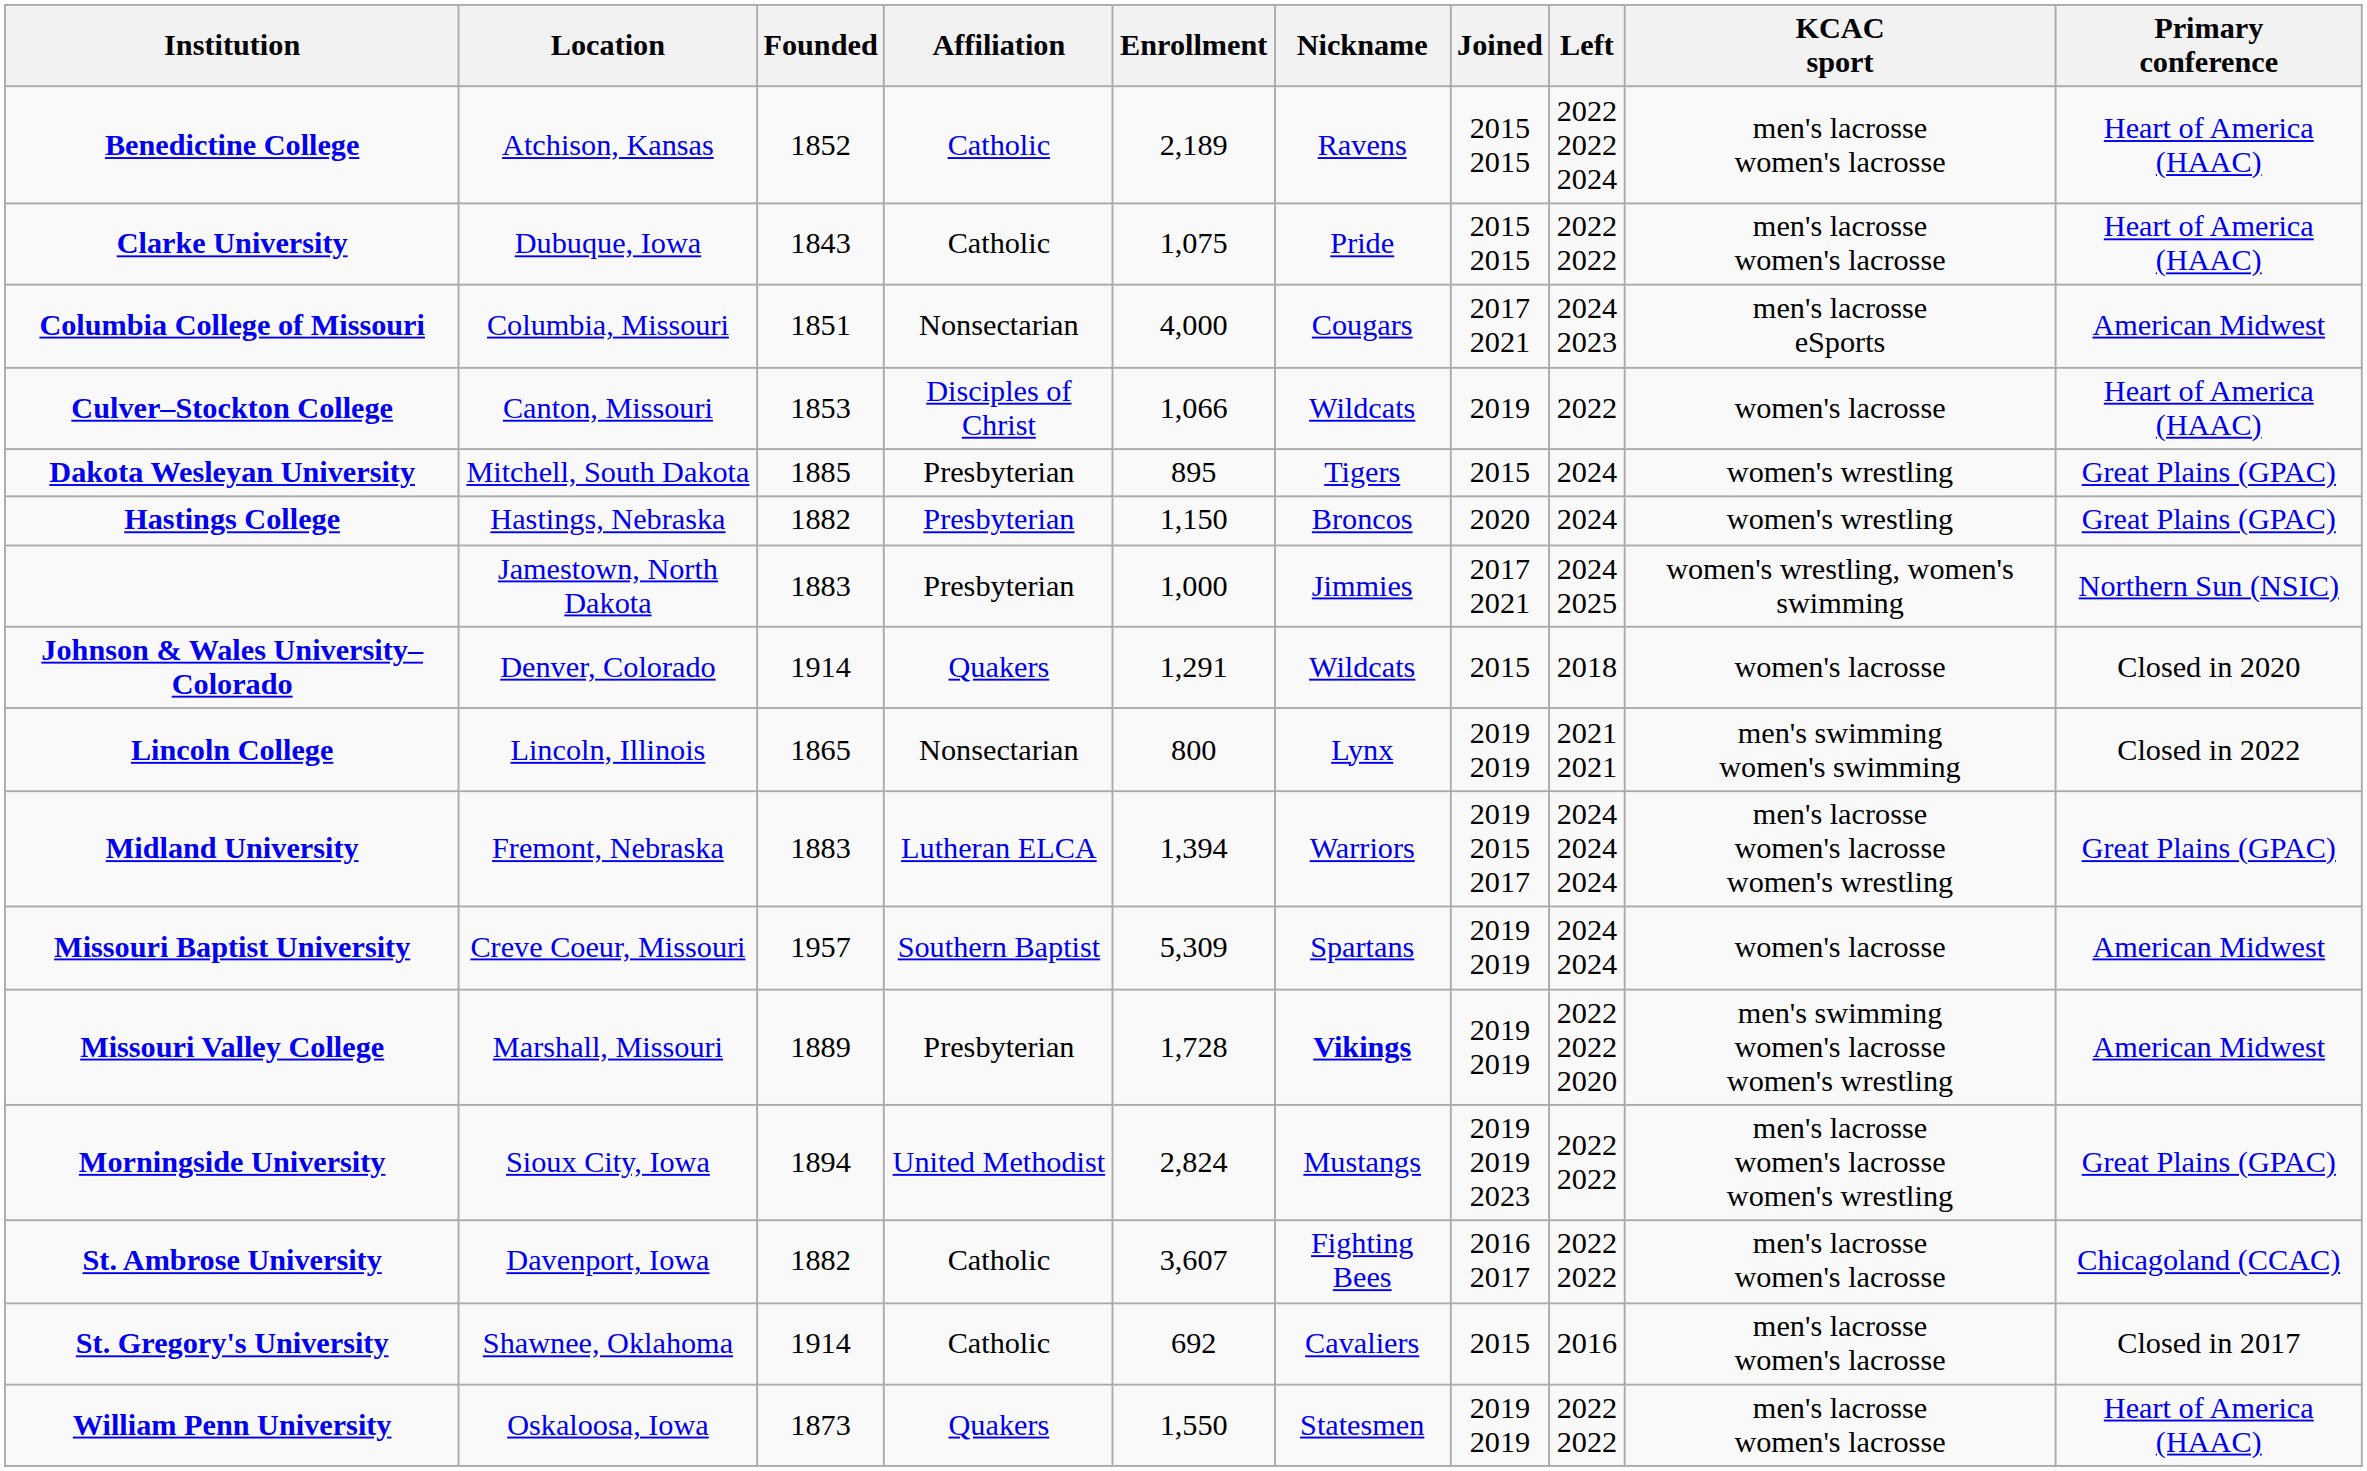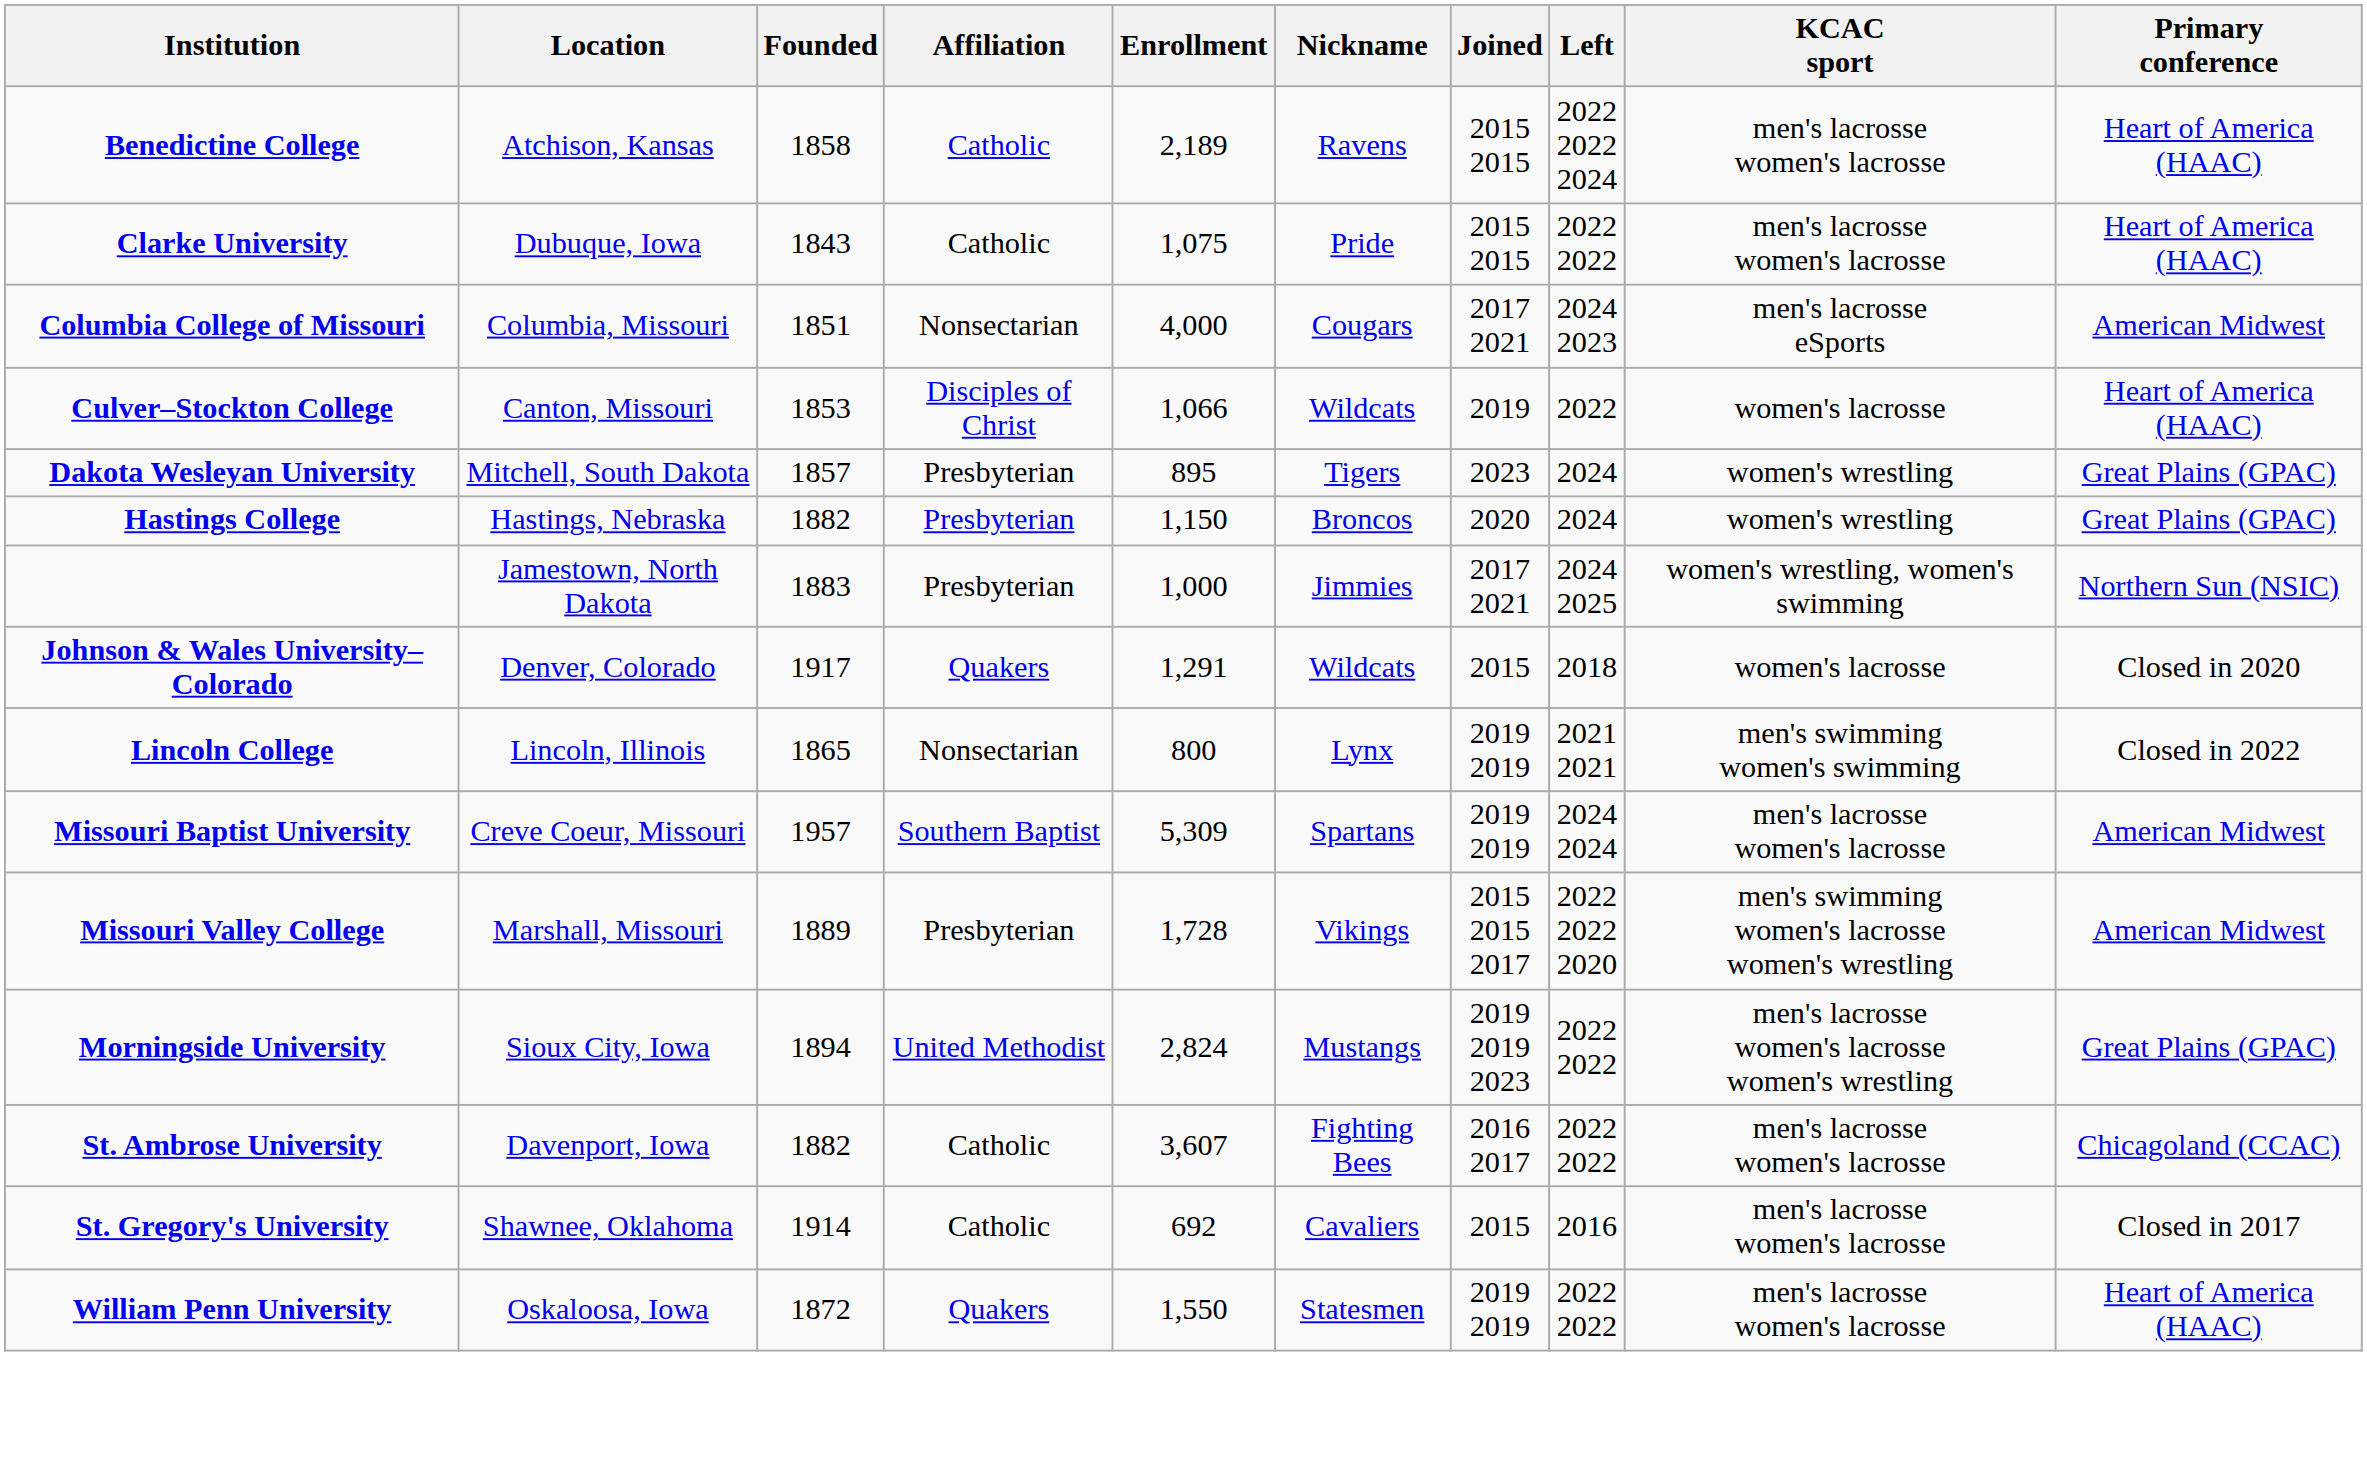(821, 144) 1852 -> (821, 144) 1858
(821, 472) 1885 -> (821, 472) 1857
(1500, 472) 2015 -> (1500, 472) 2023
(821, 667) 1914 -> (821, 667) 1917
- row: (232, 848)
(1840, 947) women's lacrosse -> (1840, 831) men's lacrosse women's lacrosse
(1362, 1046) bold -> (1362, 930) normal
(1500, 1046) 2019 2019 -> (1500, 930) 2015 2015 2017
(821, 1425) 1873 -> (821, 1309) 1872
